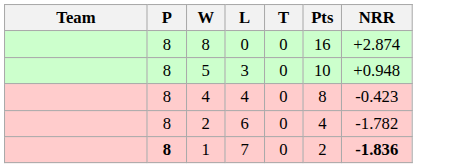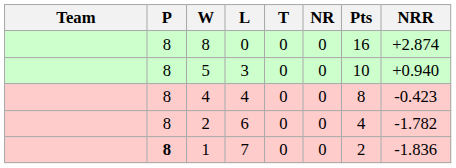+ column: (322, 17)
(377, 70) +0.948 -> (416, 70) +0.940
(377, 149) bold -> (416, 149) normal
